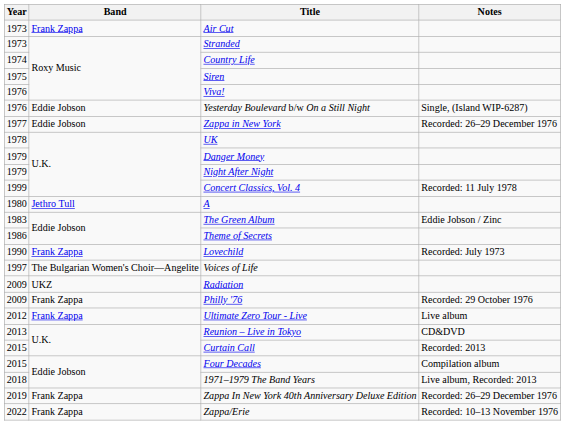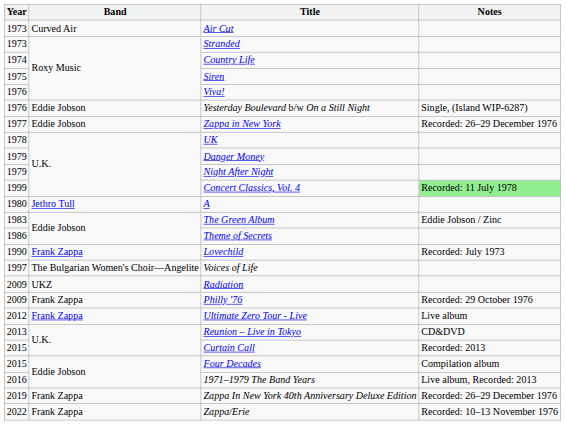(57, 28) Frank Zappa -> (54, 28) Curved Air
(469, 188) no background -> (469, 188) lightgreen background
(17, 380) 2018 -> (17, 380) 2016
